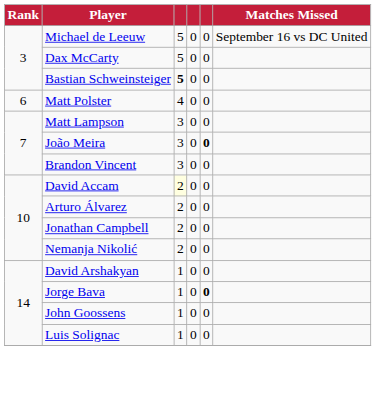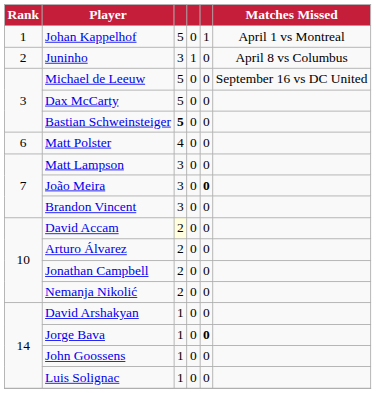+ row: (91, 36)
+ row: (66, 57)
